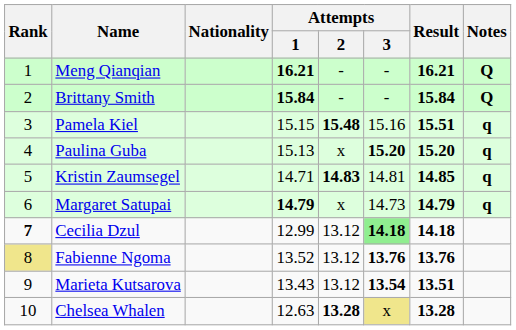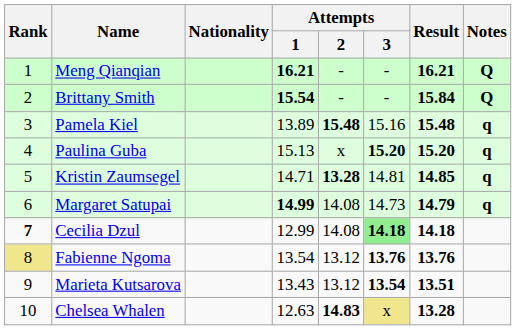(296, 97) 15.84 -> (296, 97) 15.54
(296, 124) 15.15 -> (296, 124) 13.89
(436, 124) 15.51 -> (436, 124) 15.48
(341, 177) 14.83 -> (341, 177) 13.28
(296, 204) 14.79 -> (296, 204) 14.99
(341, 204) x -> (341, 204) 14.08
(341, 230) 13.12 -> (341, 230) 14.08
(296, 257) 13.52 -> (296, 257) 13.54
(341, 310) 13.28 -> (341, 310) 14.83
